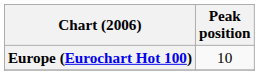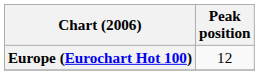(225, 57) 10 -> (225, 57) 12
